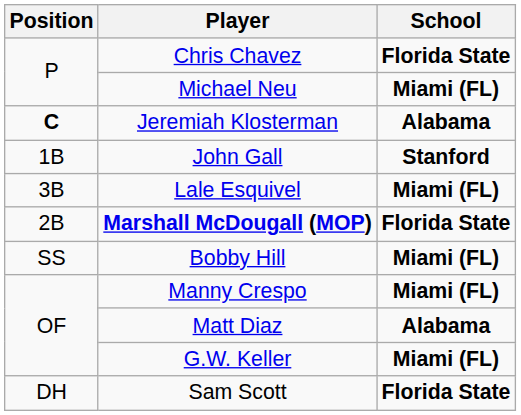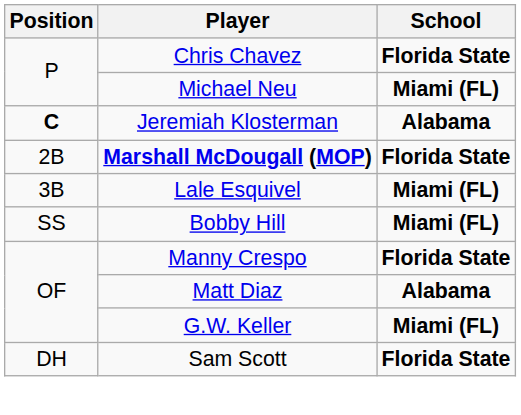- row: (238, 156)
rows swapped: (238, 223) <-> (238, 190)
(446, 291) Miami (FL) -> (446, 257) Florida State
